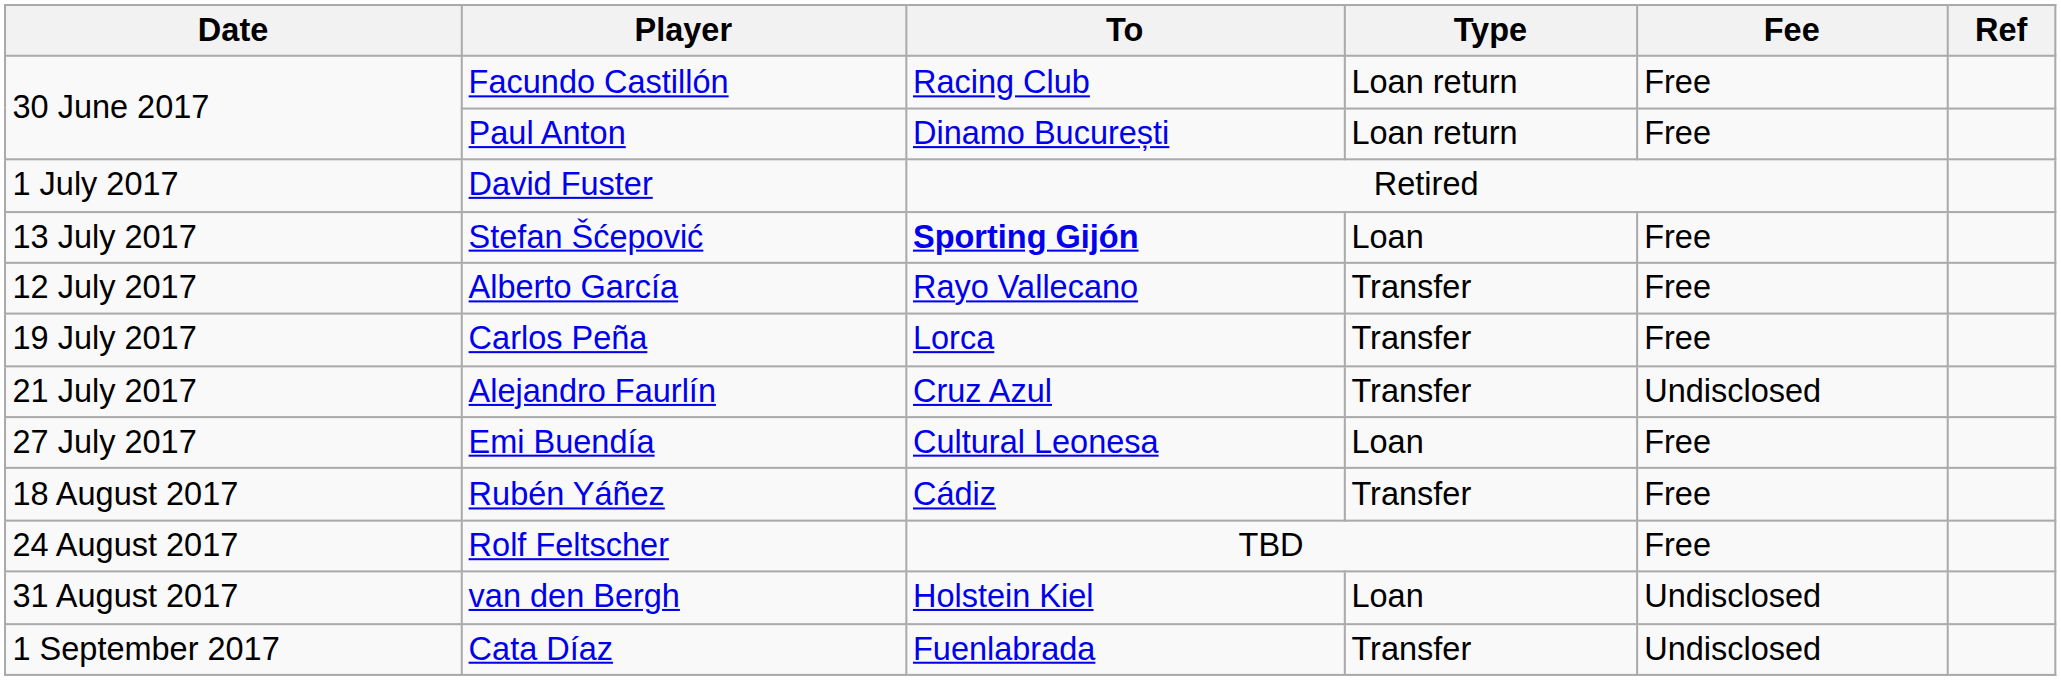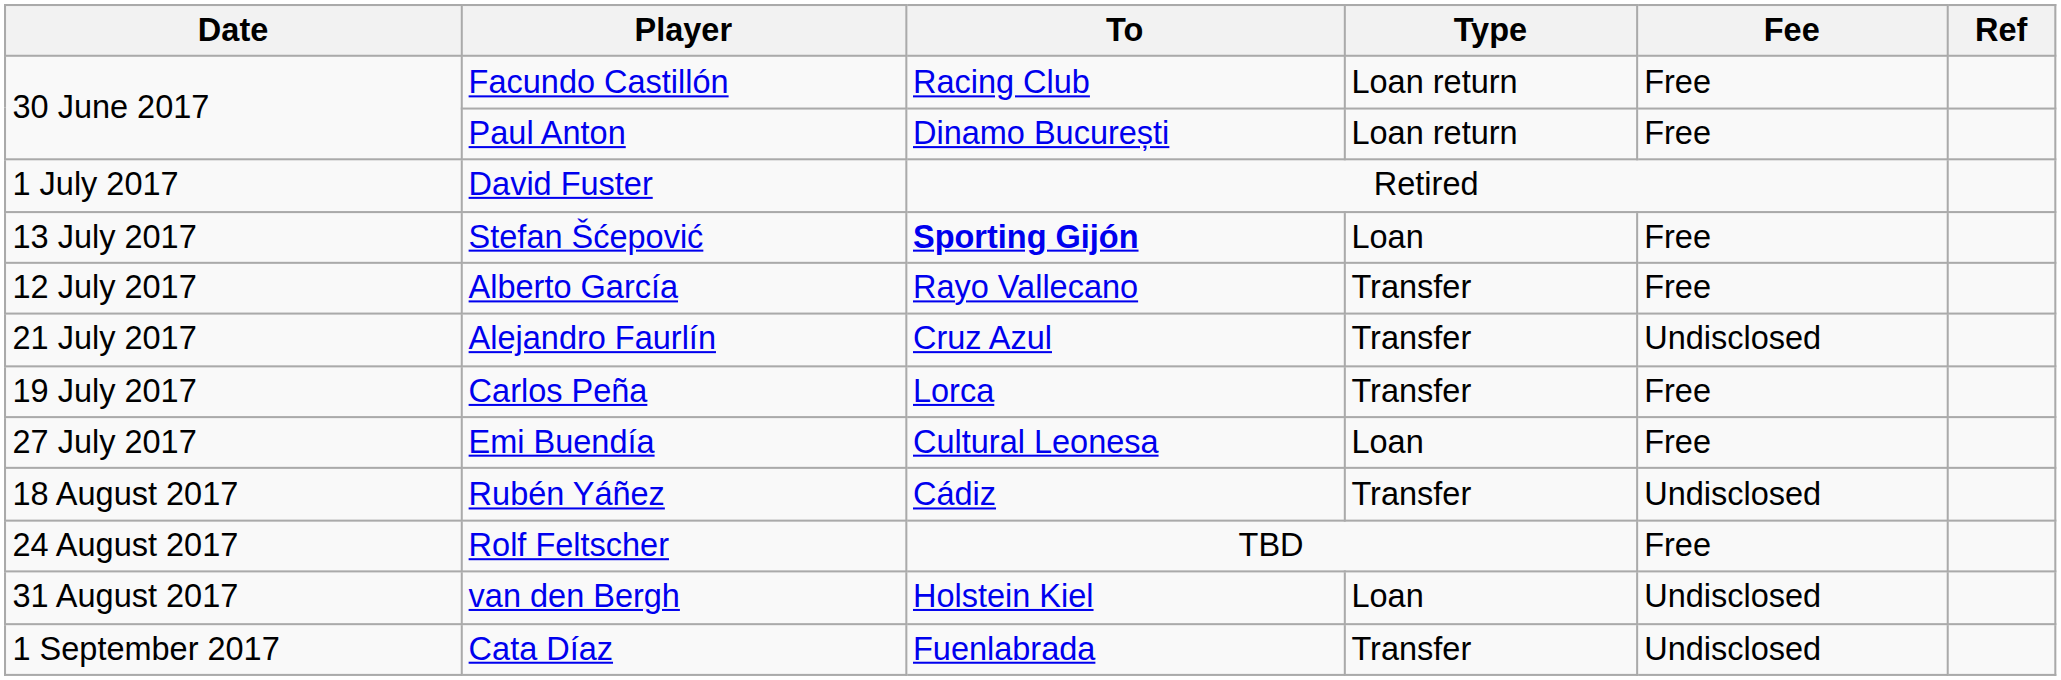rows swapped: (558, 339) <-> (592, 390)
(1678, 493) Free -> (1733, 493) Undisclosed
